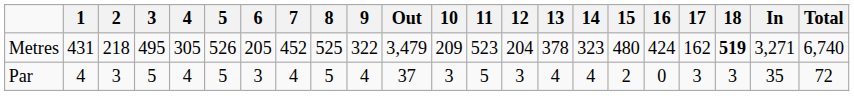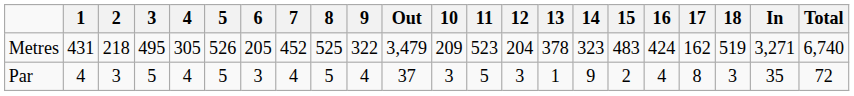(626, 47) 480 -> (626, 47) 483
(733, 47) bold -> (733, 47) normal
(555, 76) 4 -> (555, 76) 1
(591, 76) 4 -> (591, 76) 9
(662, 76) 0 -> (662, 76) 4
(697, 76) 3 -> (697, 76) 8
